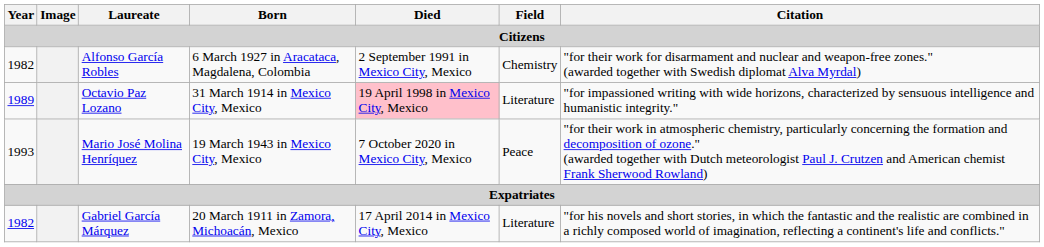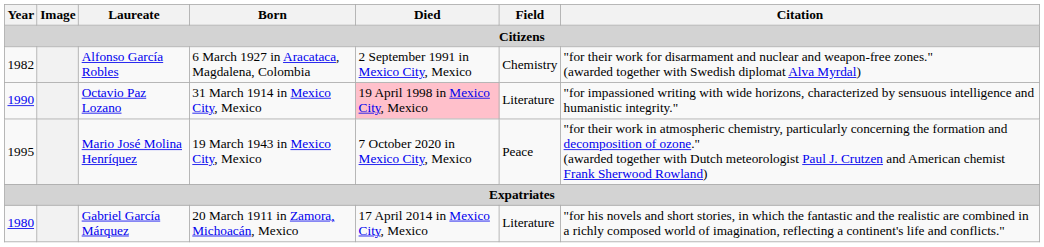(21, 100) 1989 -> (21, 100) 1990
(21, 151) 1993 -> (21, 151) 1995
(21, 223) 1982 -> (21, 223) 1980
